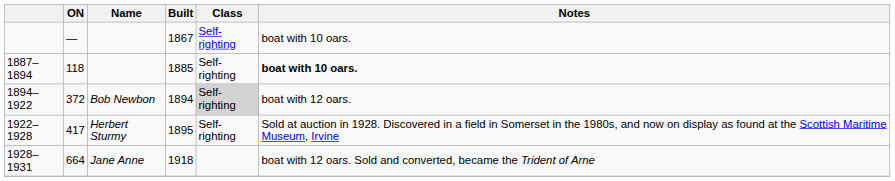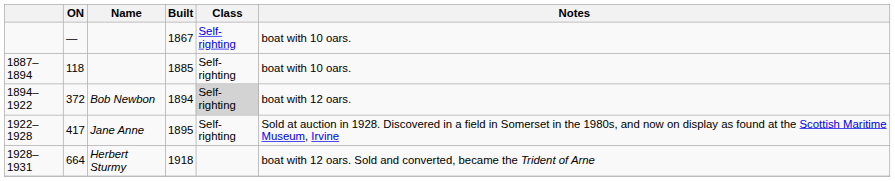(309, 68) bold -> (306, 68) normal
(109, 130) Herbert Sturmy -> (117, 130) Jane Anne
(117, 161) Jane Anne -> (109, 161) Herbert Sturmy
